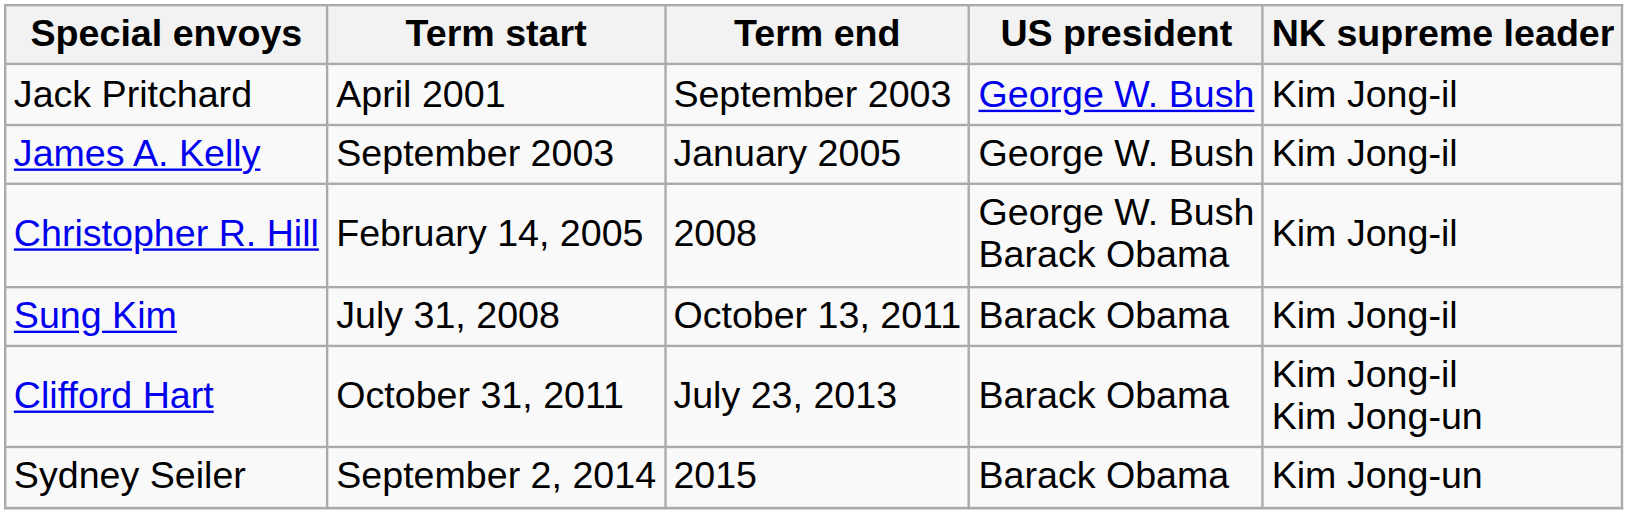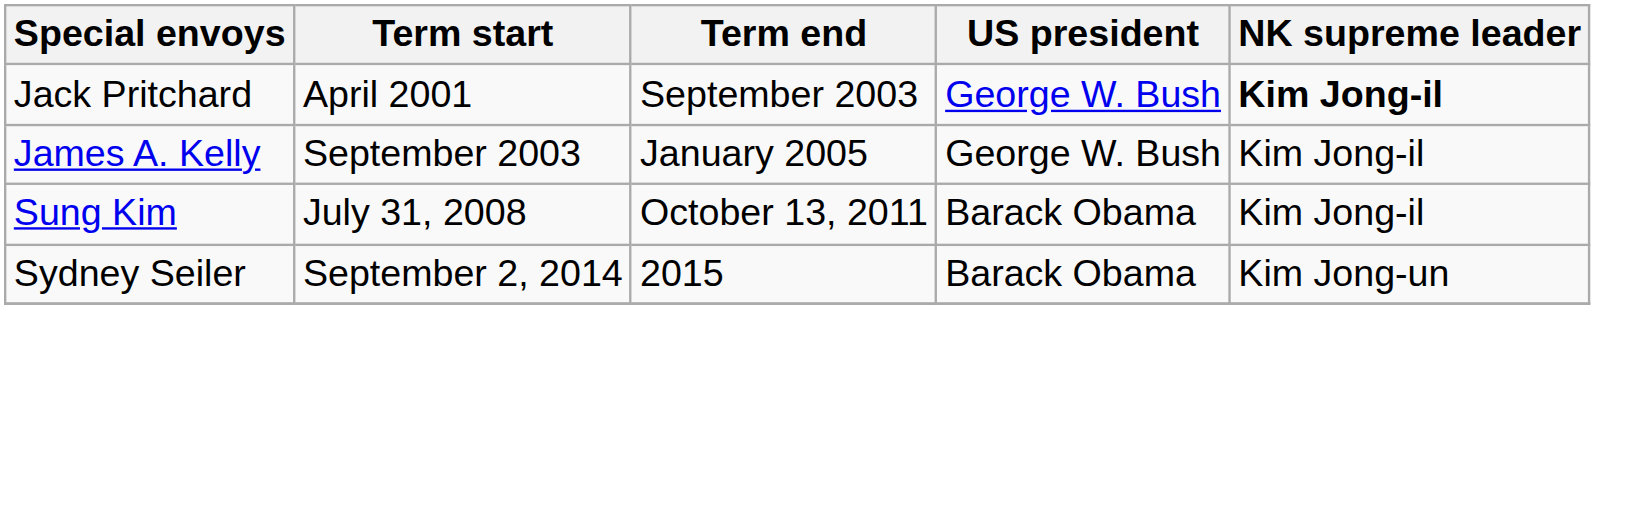(1365, 93) normal -> (1341, 93) bold
- row: (166, 234)
- row: (114, 395)
